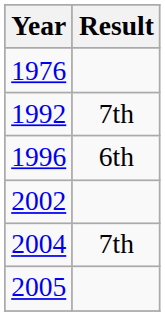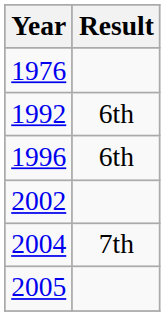(116, 113) 7th -> (116, 113) 6th
